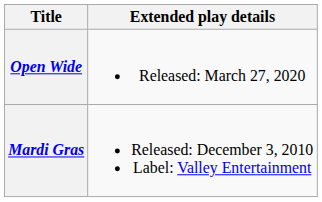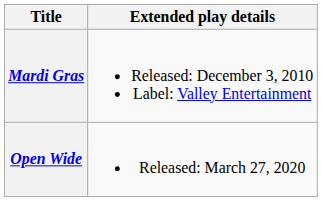rows swapped: (46, 150) <-> (46, 66)
